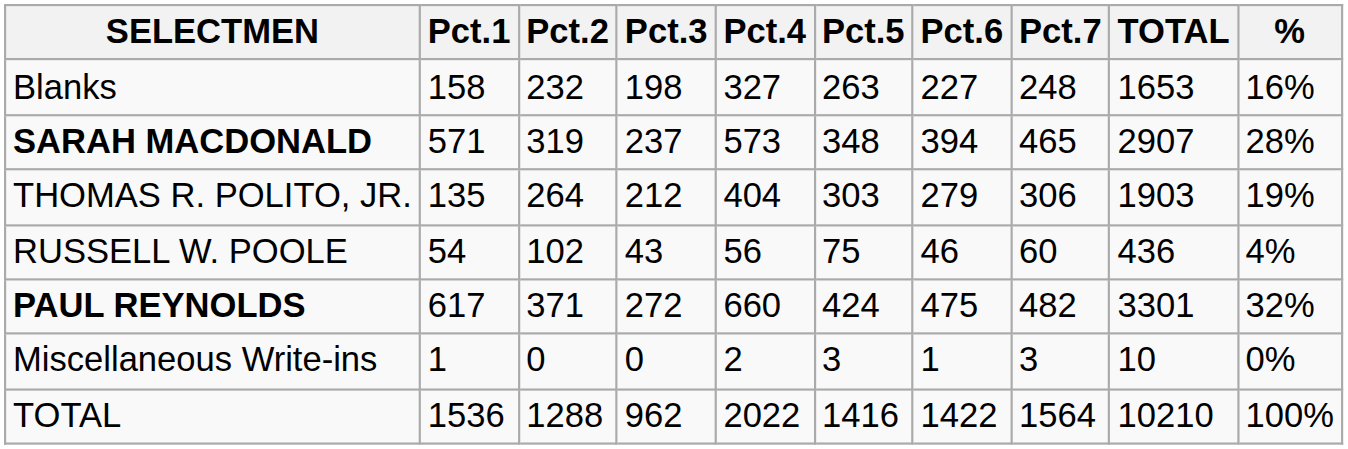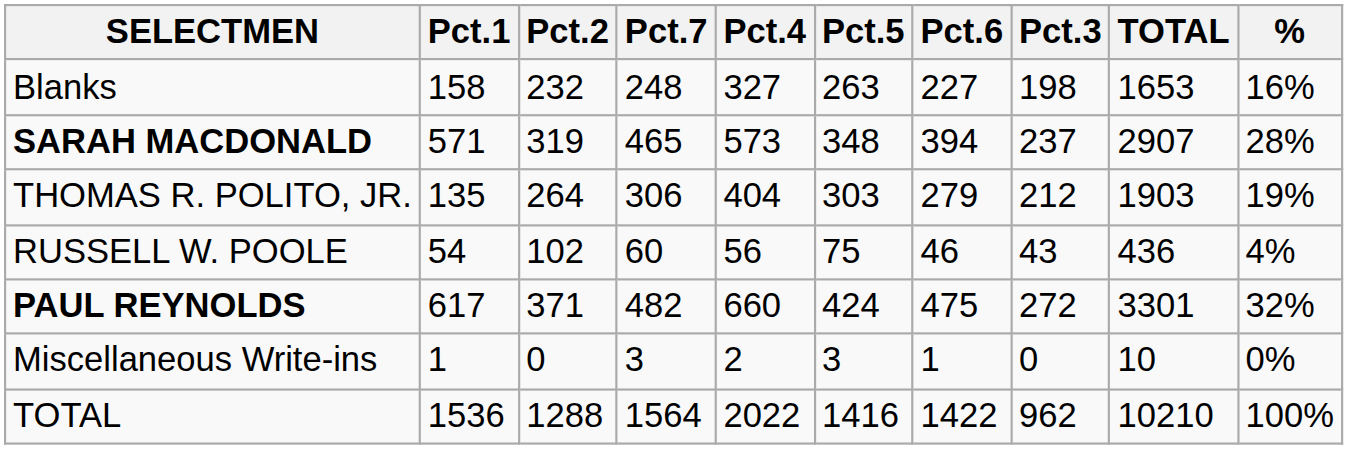columns swapped: (666, 31) <-> (1060, 31)
